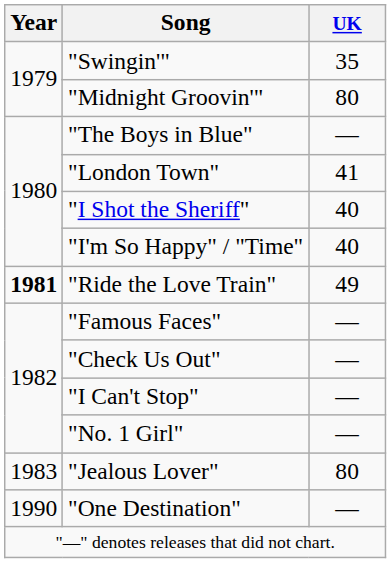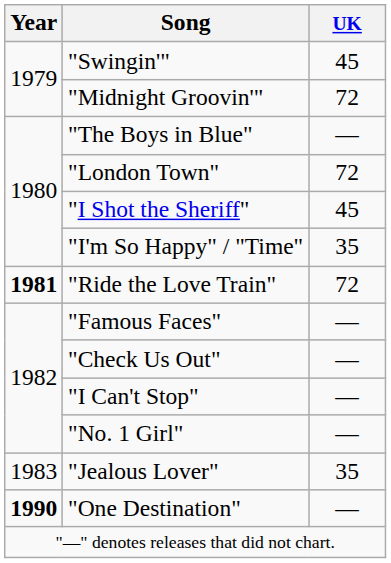(347, 60) 35 -> (347, 60) 45
(347, 97) 80 -> (347, 97) 72
(347, 172) 41 -> (347, 172) 72
(347, 209) 40 -> (347, 209) 45
(347, 246) 40 -> (347, 246) 35
(347, 284) 49 -> (347, 284) 72
(347, 470) 80 -> (347, 470) 35
(34, 508) normal -> (34, 508) bold
